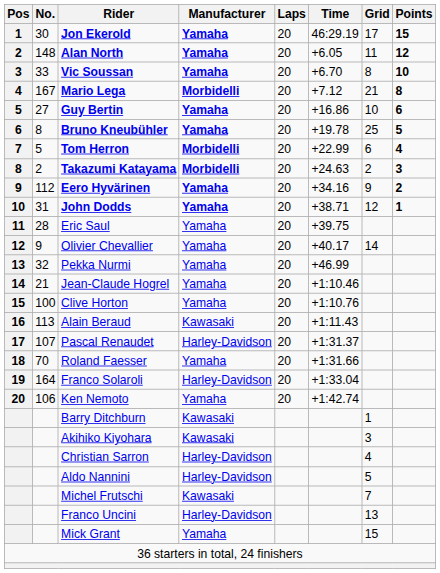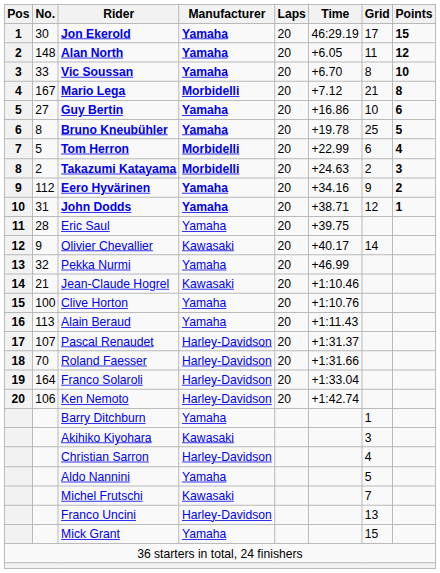(204, 245) Yamaha -> (208, 245) Kawasaki
(204, 284) Yamaha -> (208, 284) Kawasaki
(208, 322) Kawasaki -> (204, 322) Yamaha
(204, 361) Yamaha -> (227, 361) Harley-Davidson
(204, 399) Yamaha -> (227, 399) Harley-Davidson
(208, 418) Kawasaki -> (204, 418) Yamaha
(227, 476) Harley-Davidson -> (204, 476) Yamaha
